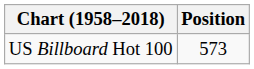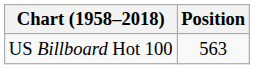(213, 48) 573 -> (213, 48) 563
